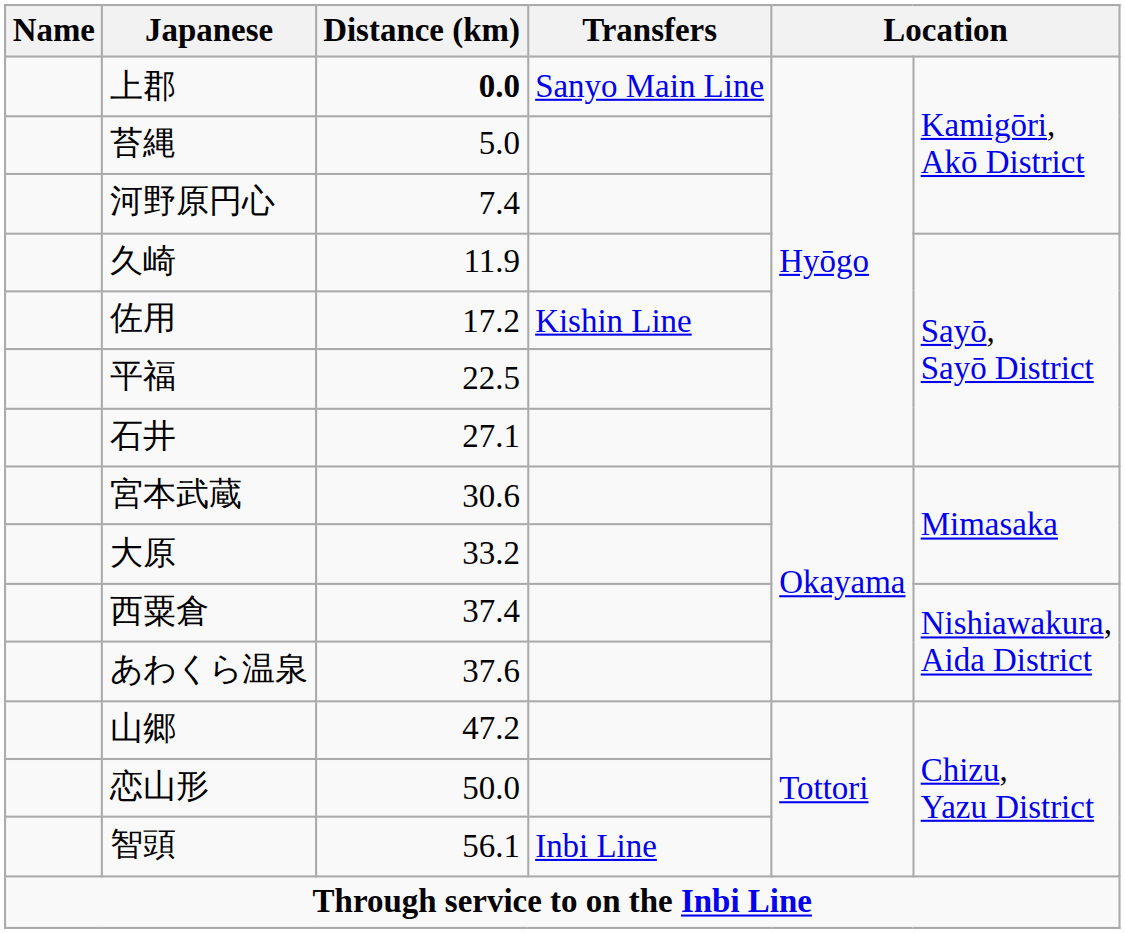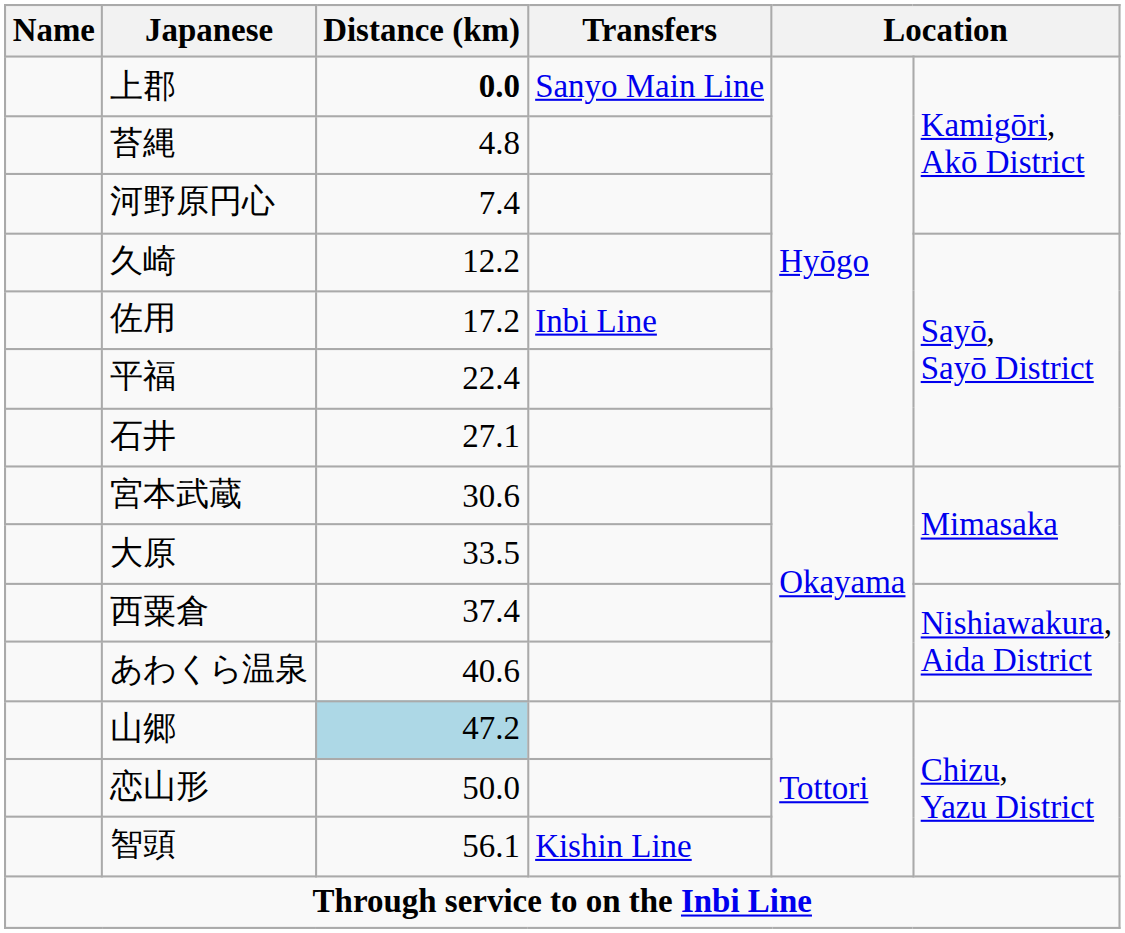(499, 144) 5.0 -> (499, 144) 4.8
(492, 261) 11.9 -> (491, 261) 12.2
(613, 319) Kishin Line -> (596, 319) Inbi Line
(491, 378) 22.5 -> (491, 378) 22.4
(491, 553) 33.2 -> (491, 553) 33.5
(491, 670) 37.6 -> (491, 670) 40.6
(491, 728) no background -> (491, 728) lightblue background
(596, 845) Inbi Line -> (613, 845) Kishin Line
